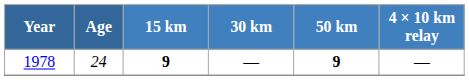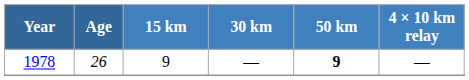(99, 62) 24 -> (99, 62) 26
(166, 62) bold -> (166, 62) normal
